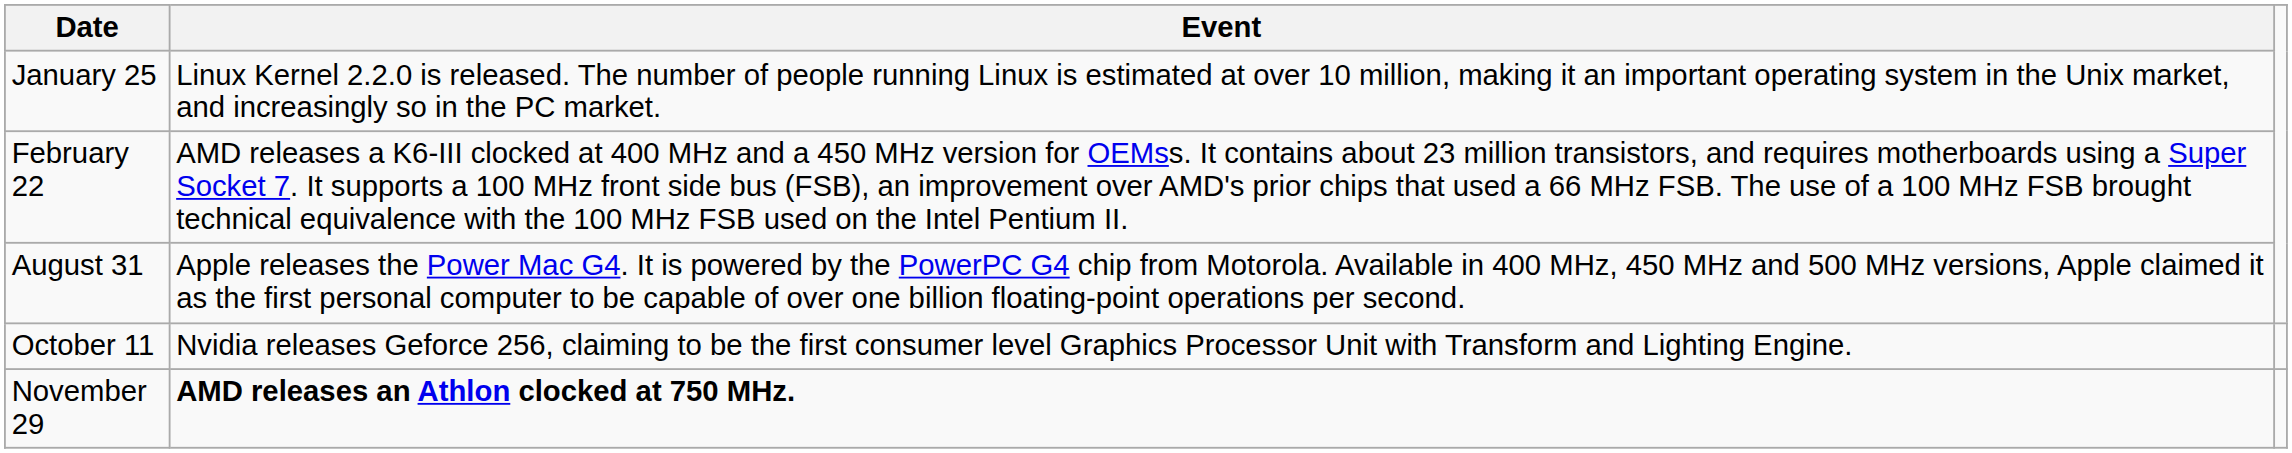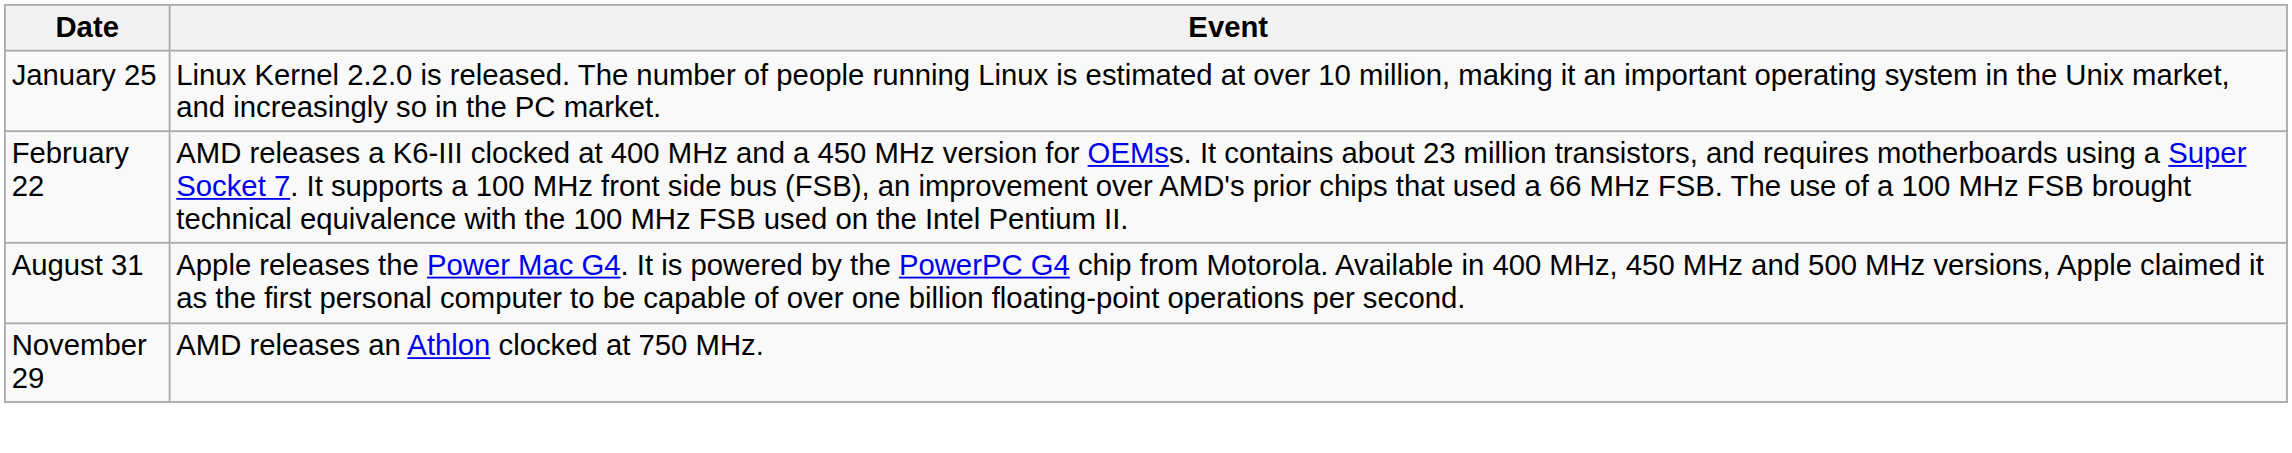- row: (83, 345)
(486, 391) bold -> (470, 345) normal
